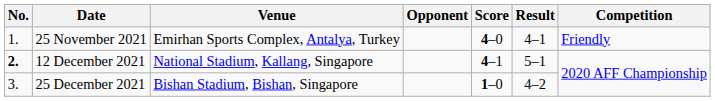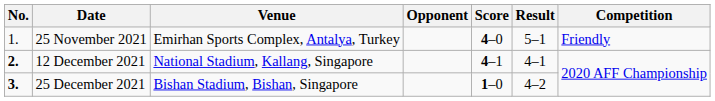(535, 38) 4–1 -> (535, 38) 5–1
(535, 61) 5–1 -> (535, 61) 4–1
(13, 84) normal -> (13, 84) bold
